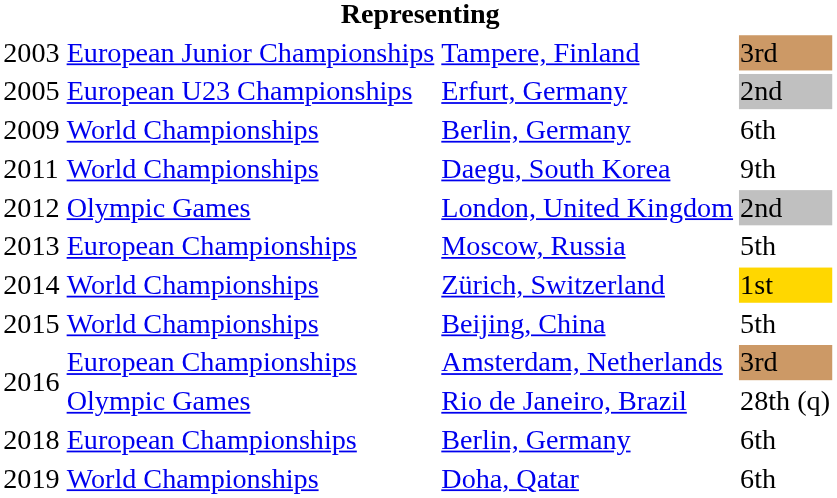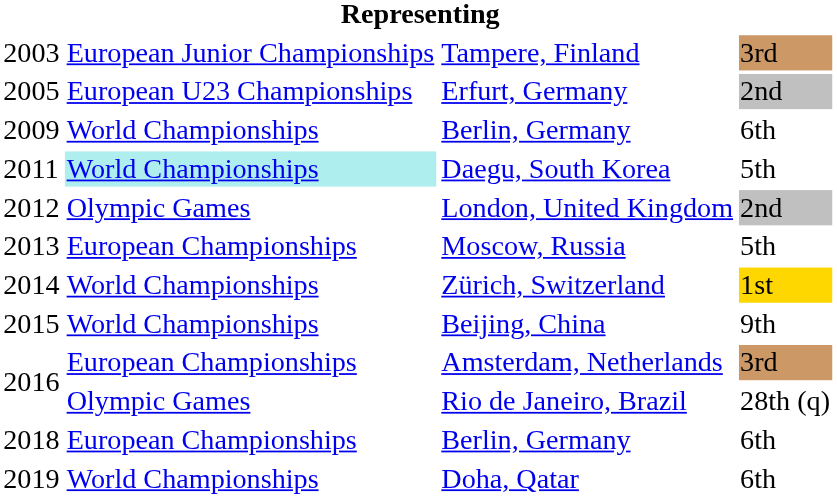(193, 168) no background -> (193, 168) paleturquoise background
(758, 168) 9th -> (758, 168) 5th
(758, 323) 5th -> (758, 323) 9th
